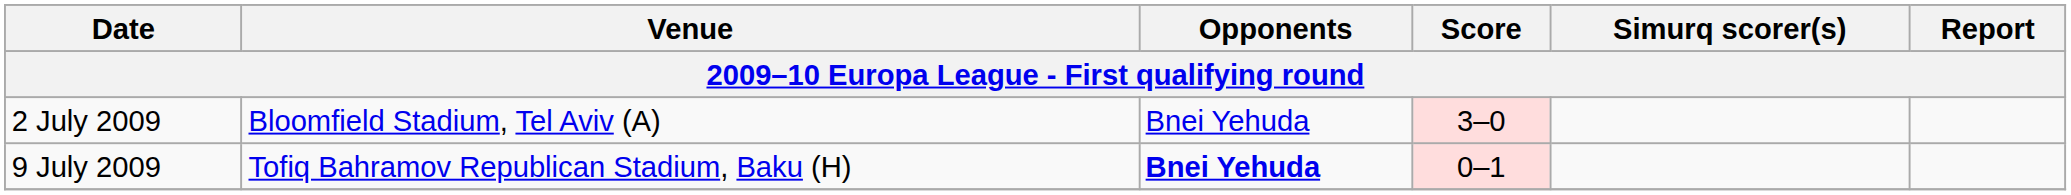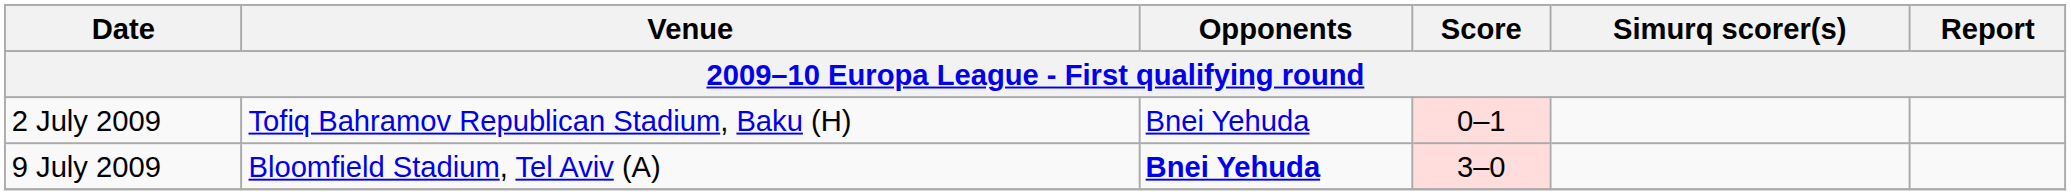(455, 121) Bloomfield Stadium, Tel Aviv (A) -> (550, 121) Tofiq Bahramov Republican Stadium, Baku (H)
(1481, 121) 3–0 -> (1481, 121) 0–1
(550, 167) Tofiq Bahramov Republican Stadium, Baku (H) -> (455, 167) Bloomfield Stadium, Tel Aviv (A)
(1481, 167) 0–1 -> (1481, 167) 3–0
